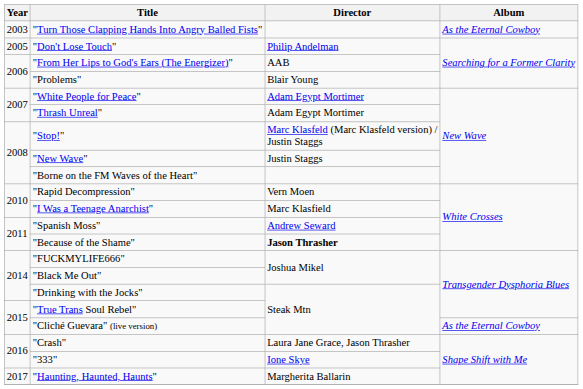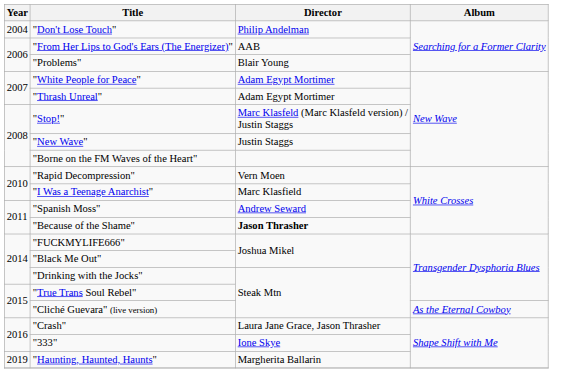- row: (148, 29)
(17, 46) 2005 -> (17, 29) 2004
(17, 376) 2017 -> (17, 359) 2019
